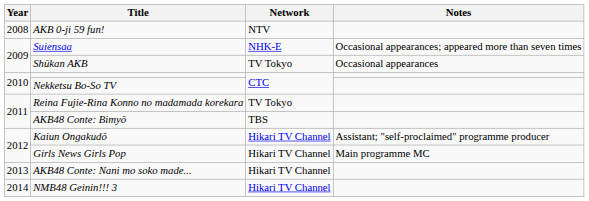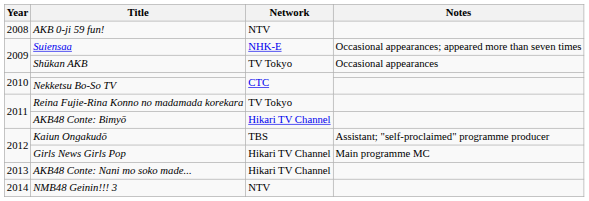(258, 119) TBS -> (289, 119) Hikari TV Channel
(289, 136) Hikari TV Channel -> (258, 136) TBS
(289, 187) Hikari TV Channel -> (259, 187) NTV
